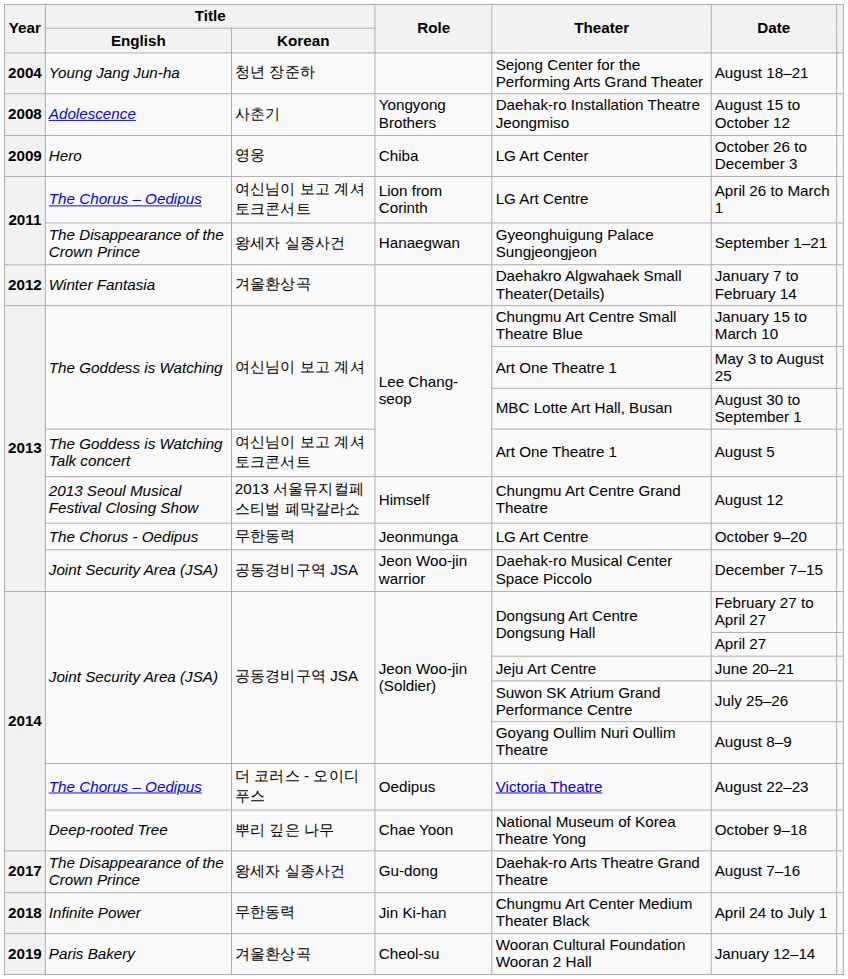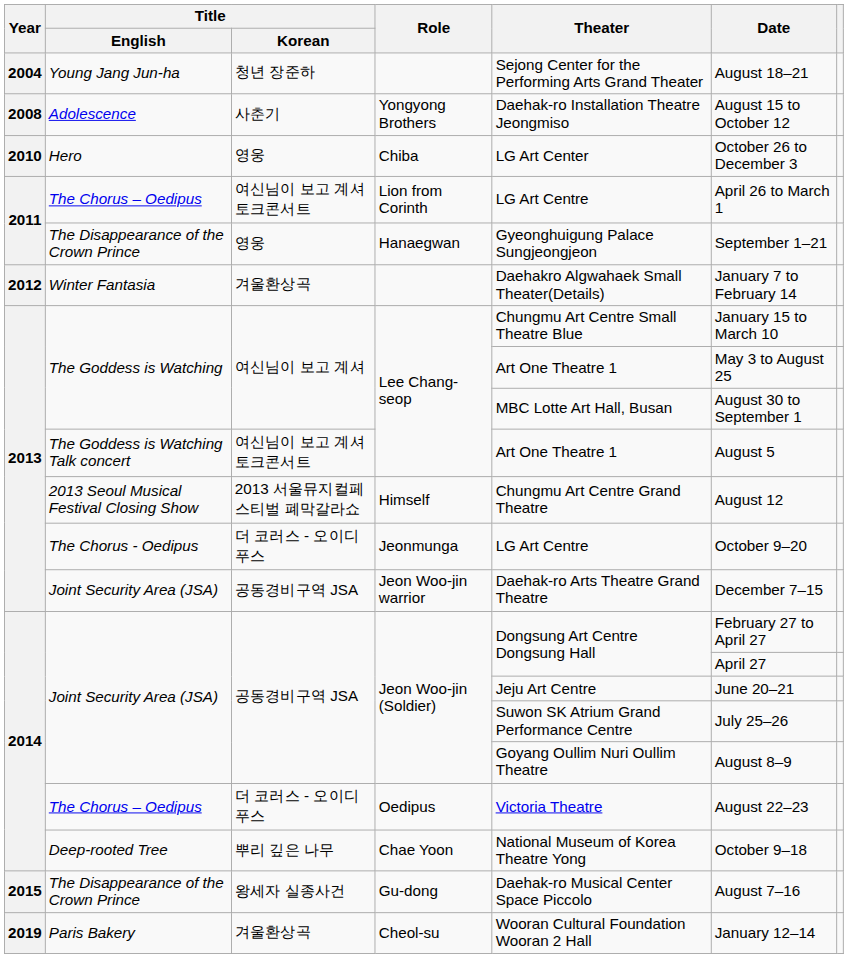(25, 155) 2009 -> (25, 155) 2010
(290, 243) 왕세자 실종사건 -> (250, 243) 영웅
(265, 536) 무한동력 -> (297, 546) 더 코러스 - 오이디푸스
(584, 570) Daehak-ro Musical Center Space Piccolo -> (598, 590) Daehak-ro Arts Theatre Grand Theatre
(25, 871) 2017 -> (25, 891) 2015
(598, 871) Daehak-ro Arts Theatre Grand Theatre -> (584, 891) Daehak-ro Musical Center Space Piccolo
- row: (95, 912)
